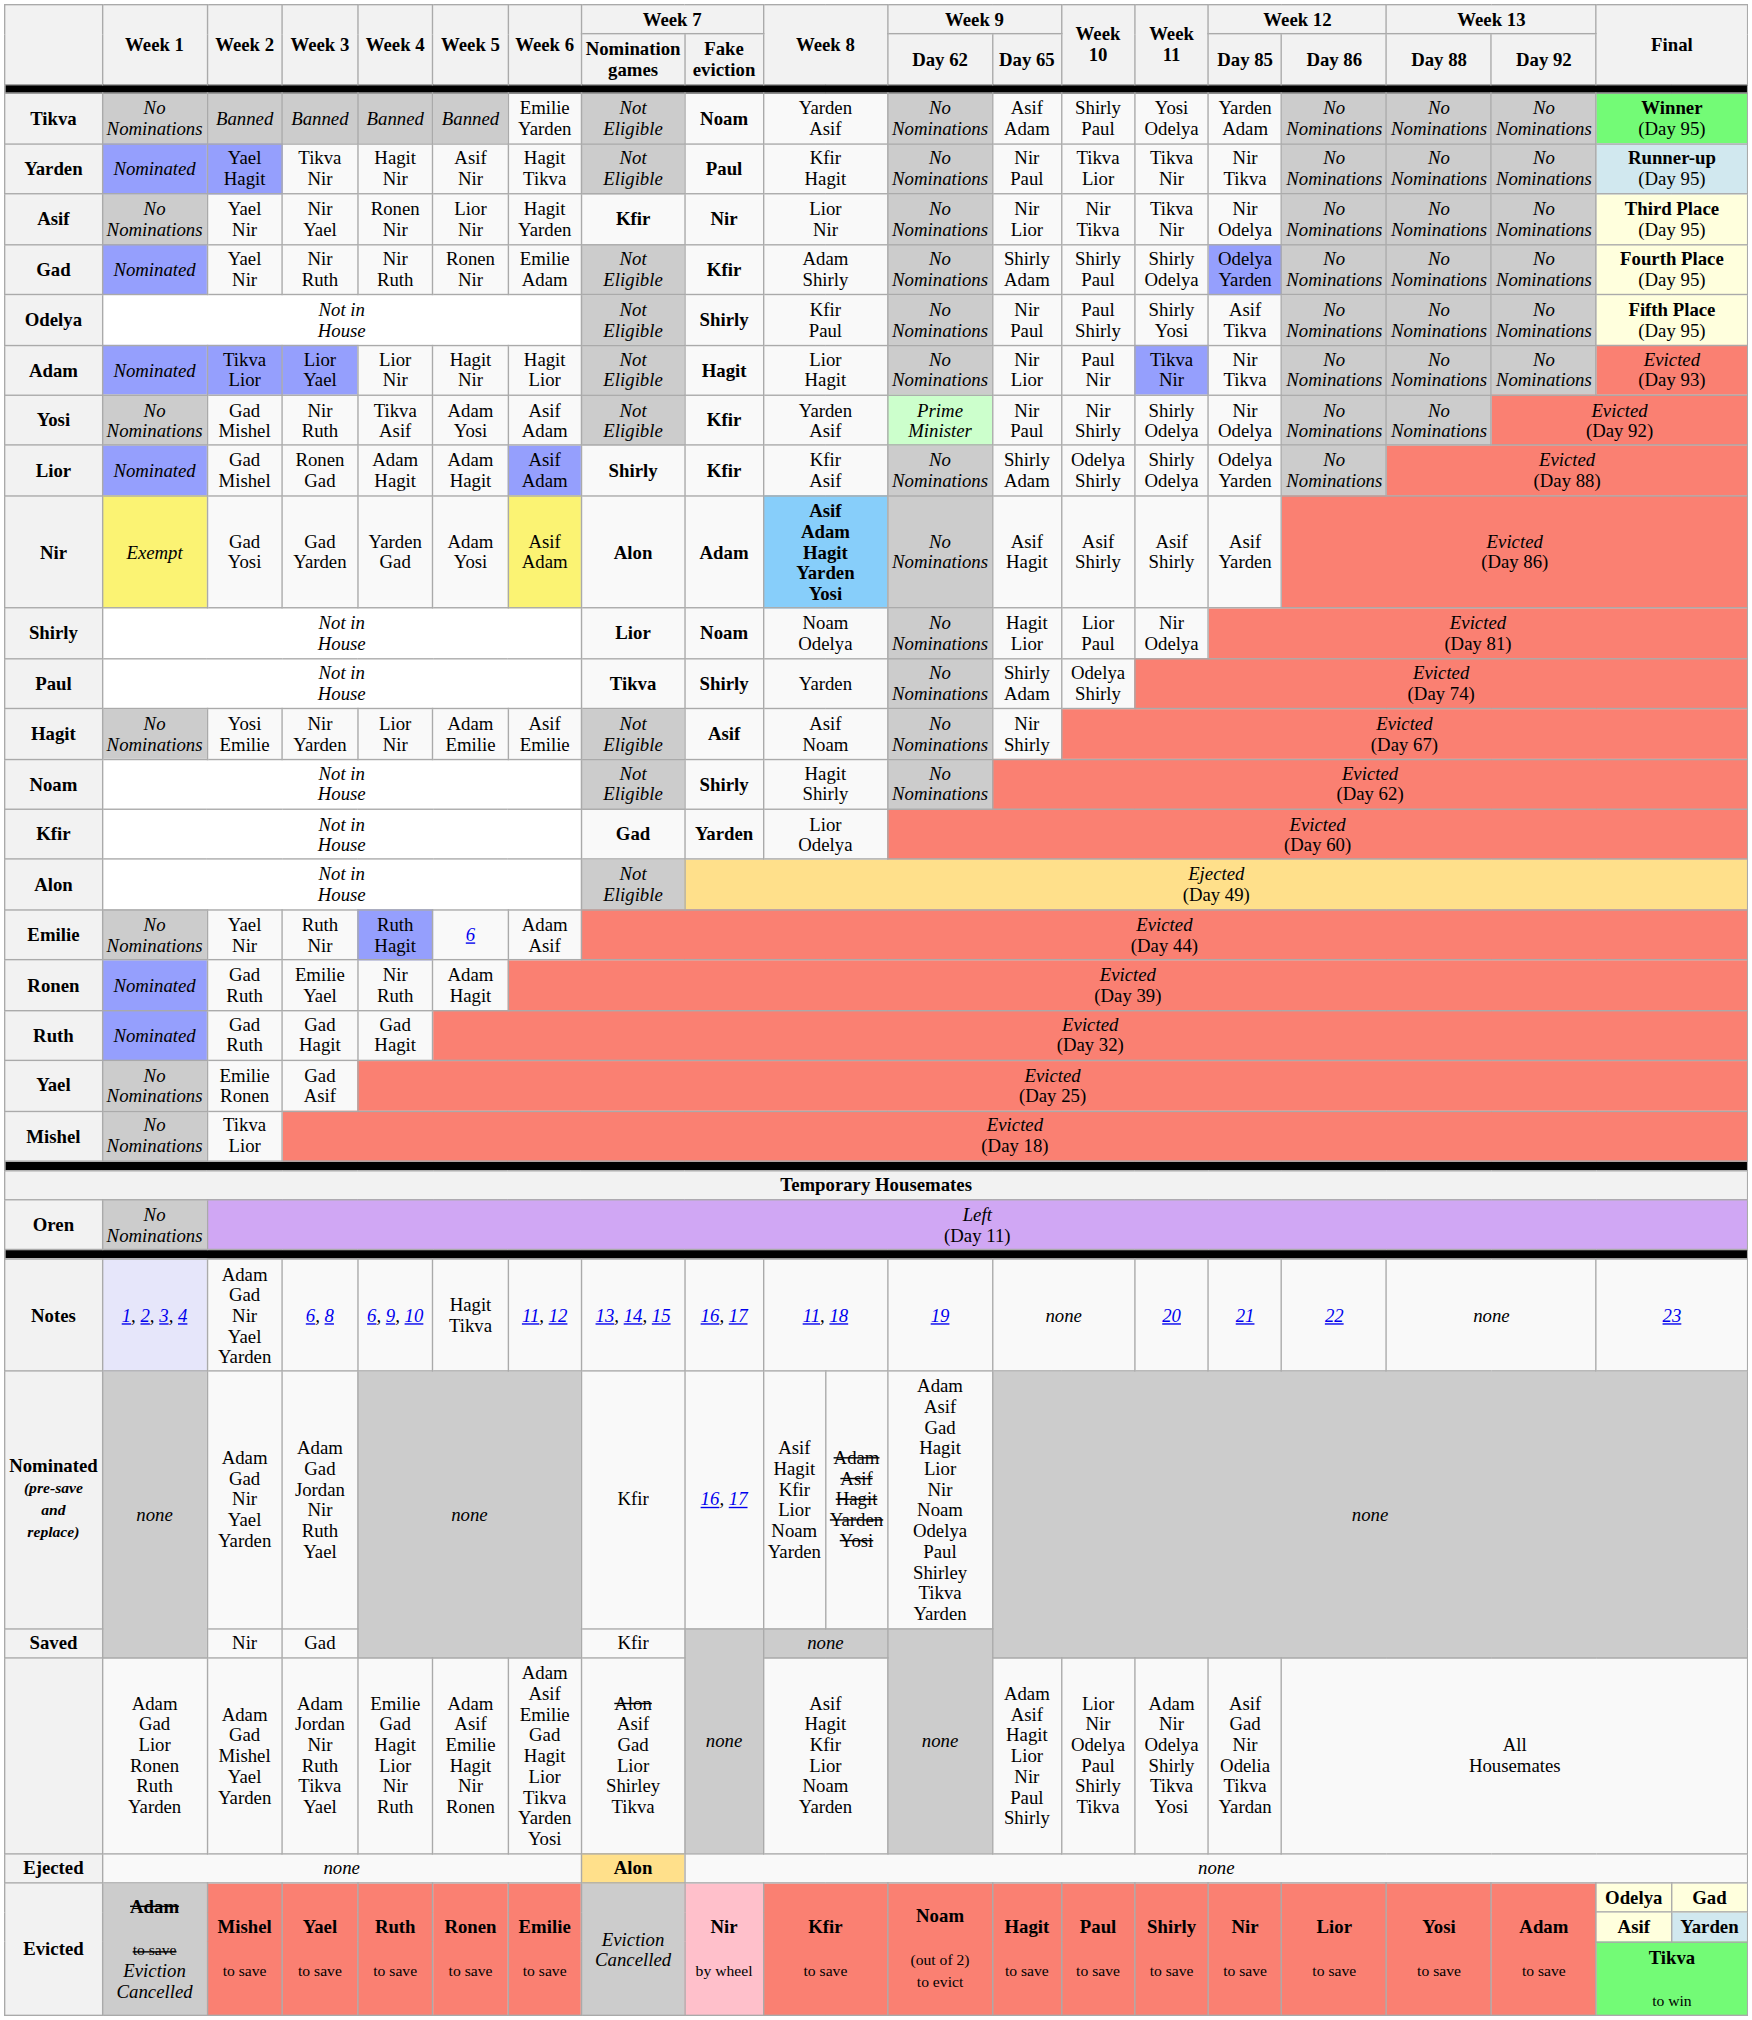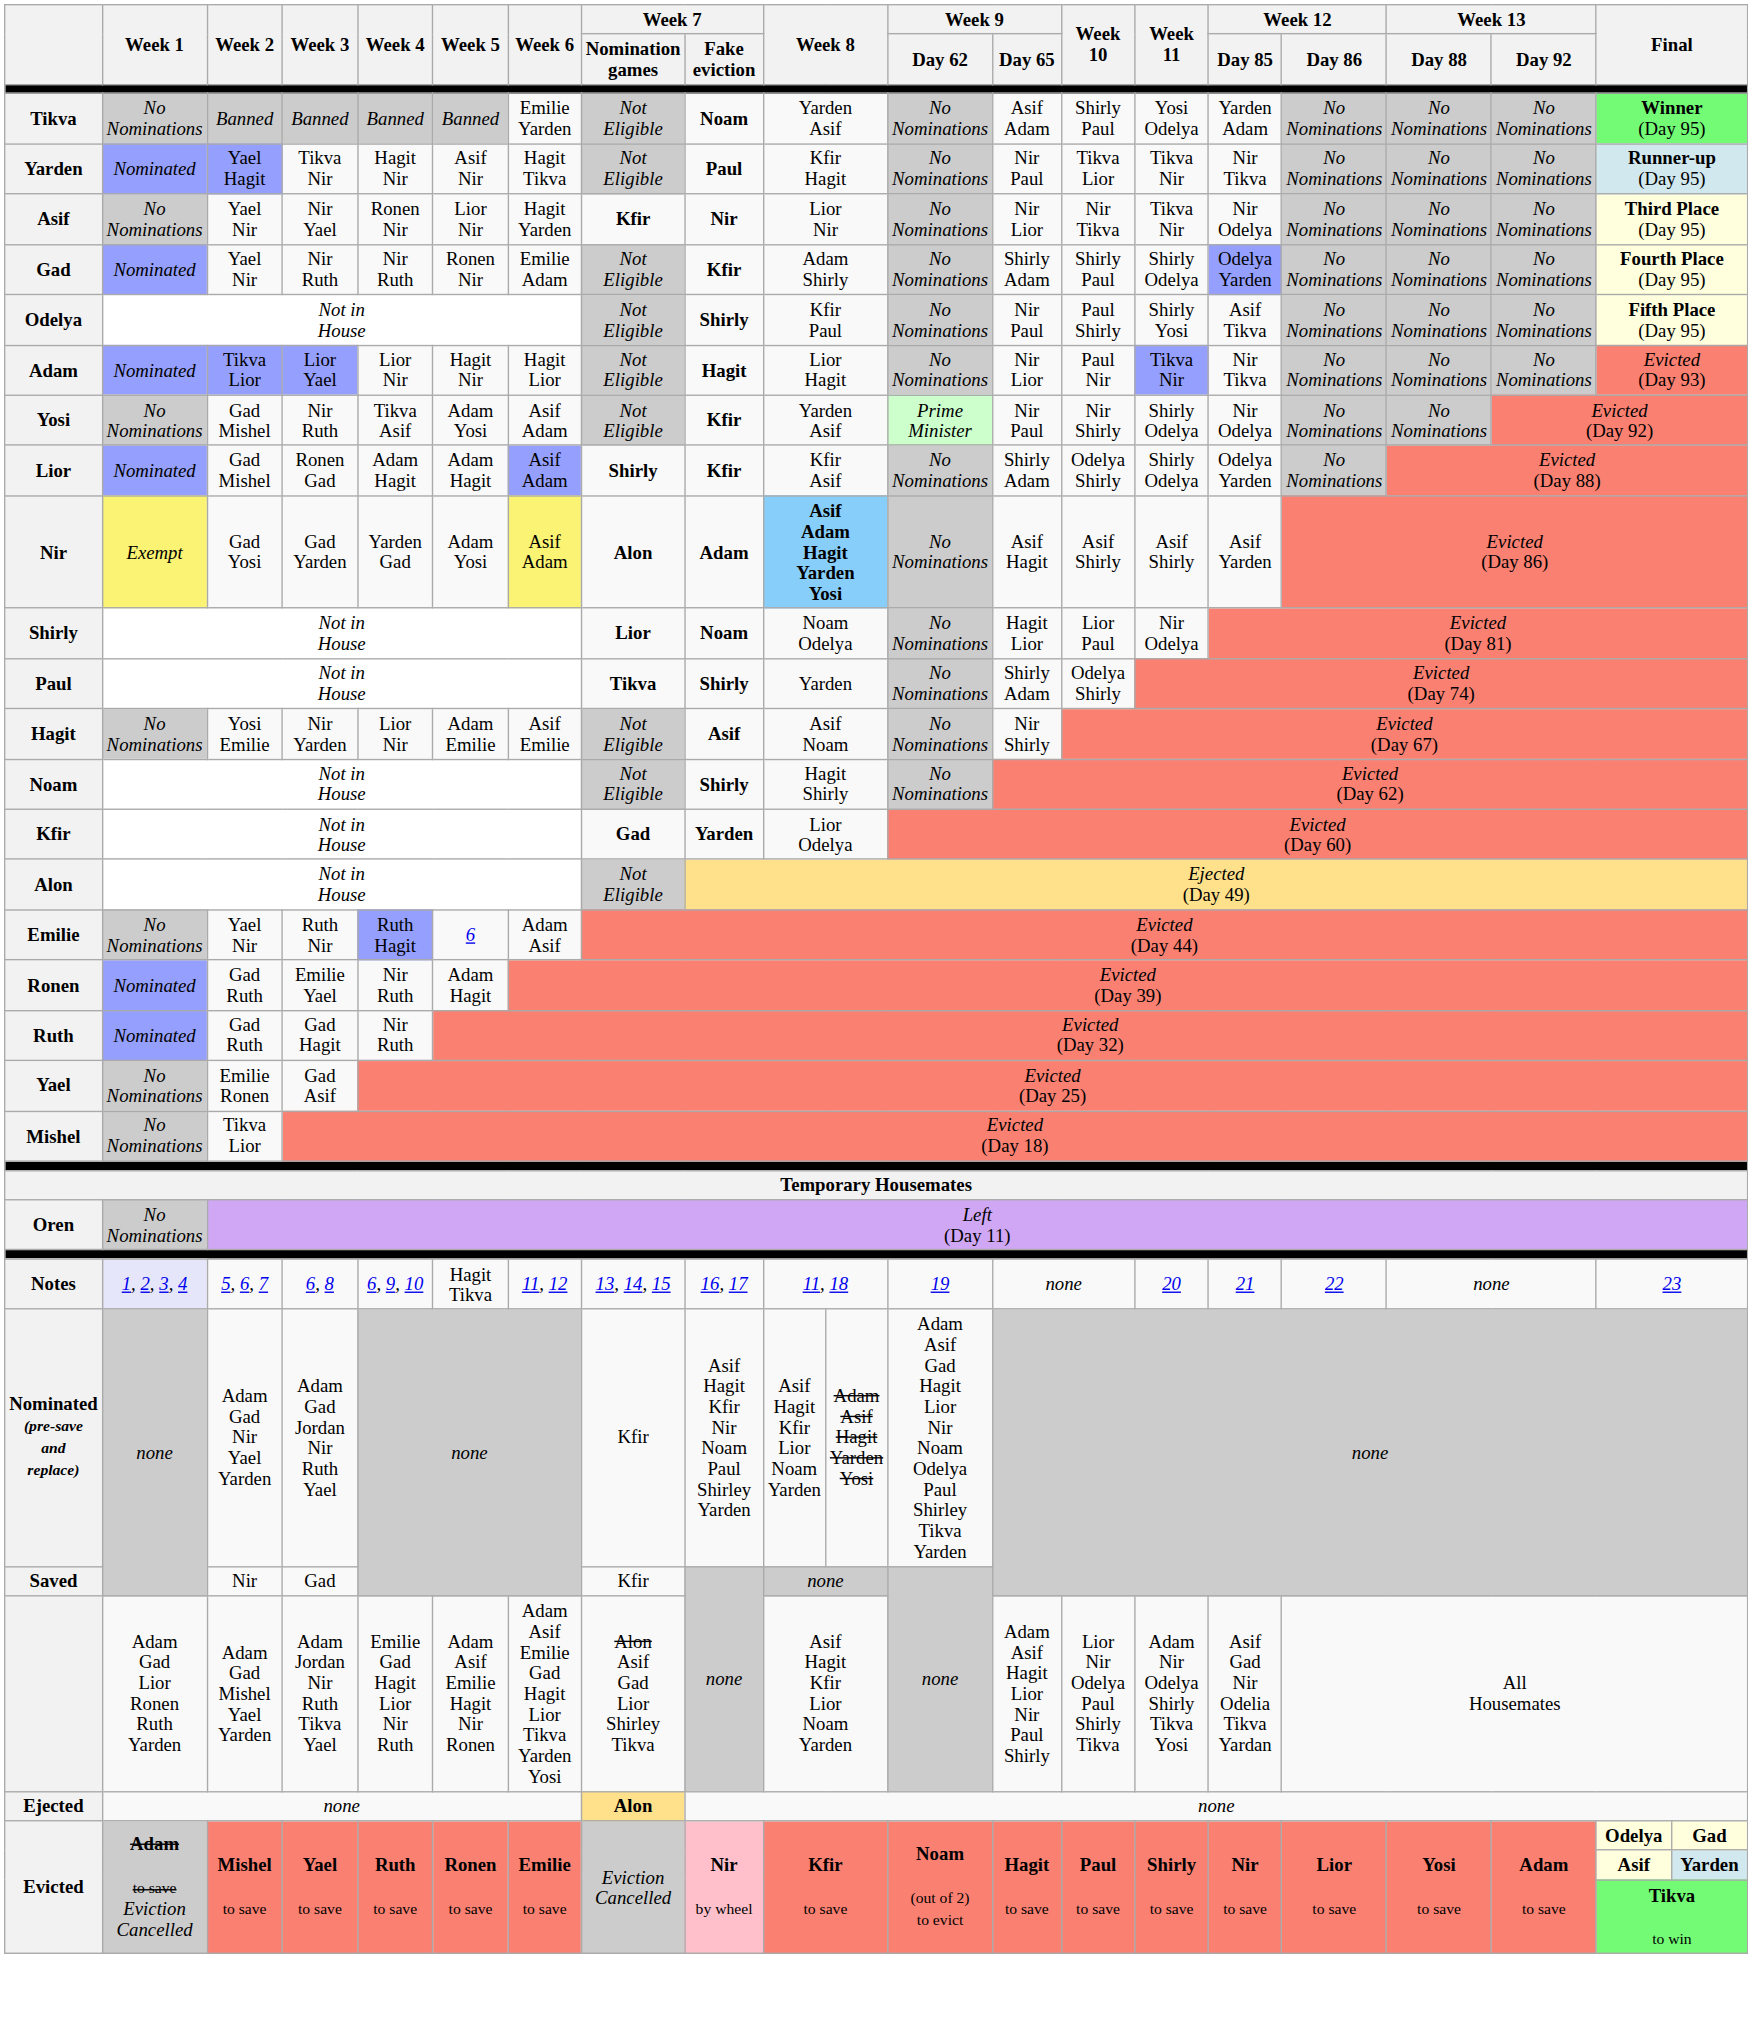(395, 1035) Gad Hagit -> (395, 1035) Nir Ruth
(245, 1315) Adam Gad Nir Yael Yarden -> (245, 1284) 5, 6, 7
(724, 1499) 16, 17 -> (724, 1437) Asif Hagit Kfir Nir Noam Paul Shirley Yarden
